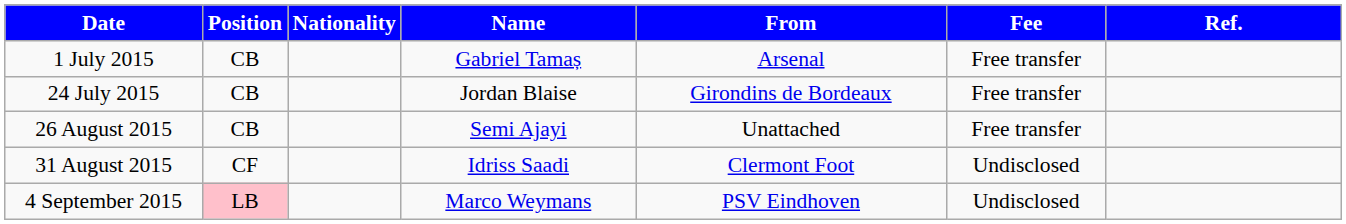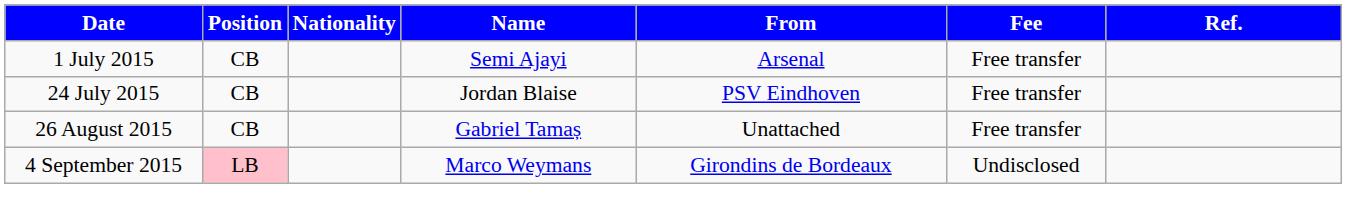(518, 58) Gabriel Tamaș -> (518, 58) Semi Ajayi
(791, 93) Girondins de Bordeaux -> (791, 93) PSV Eindhoven
(518, 129) Semi Ajayi -> (518, 129) Gabriel Tamaș
- row: (104, 165)
(791, 200) PSV Eindhoven -> (791, 165) Girondins de Bordeaux
